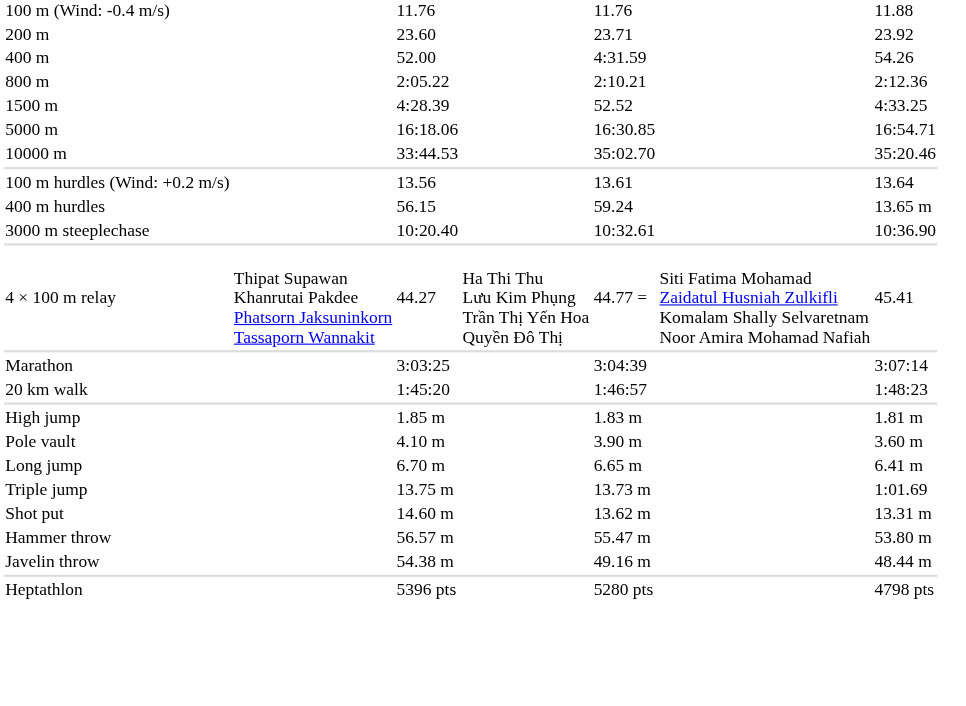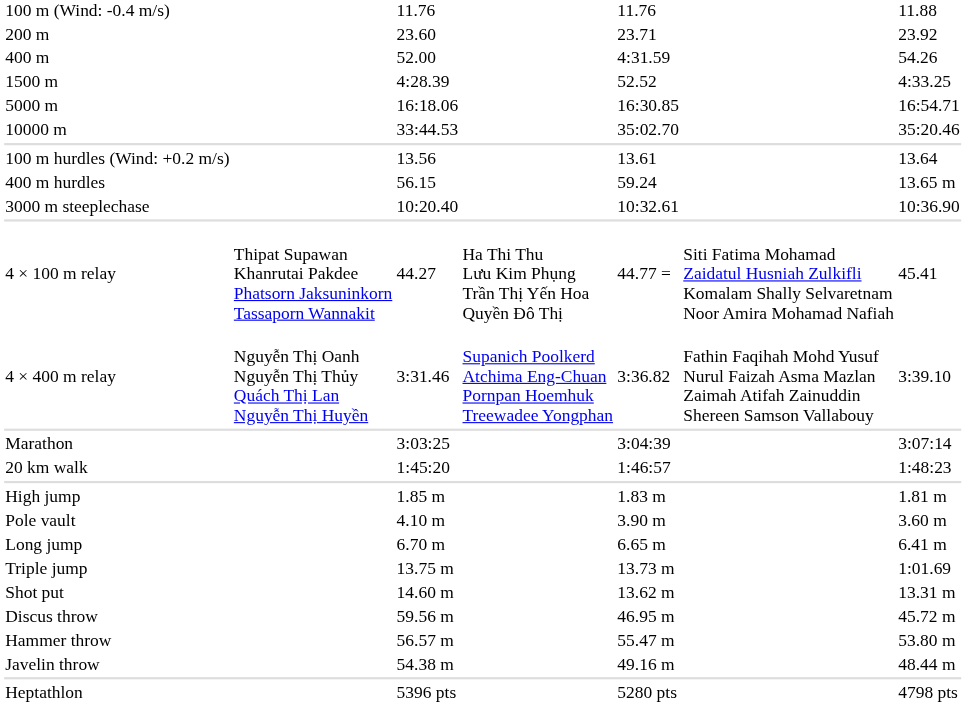- row: (27, 81)
+ row: (61, 376)
+ row: (52, 616)
